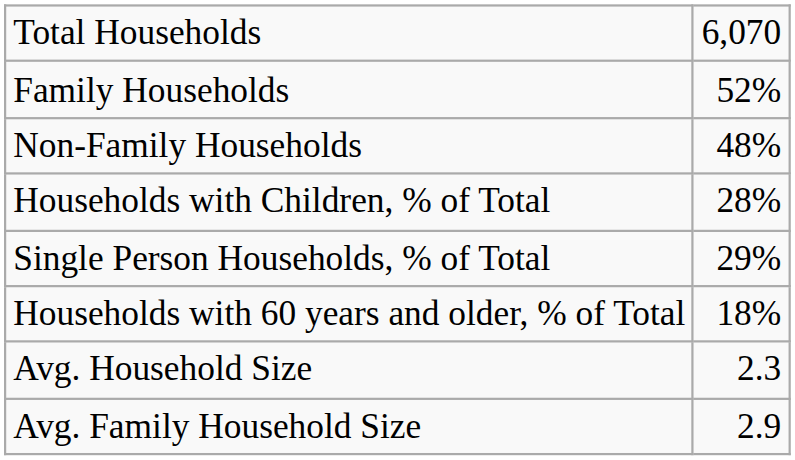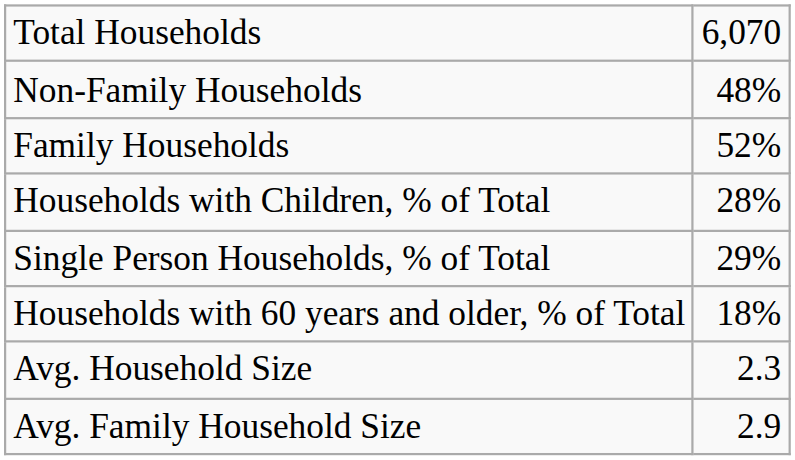rows swapped: (151, 88) <-> (188, 145)
